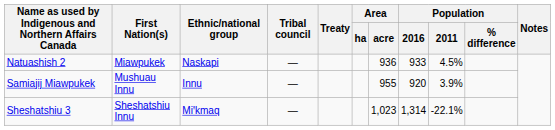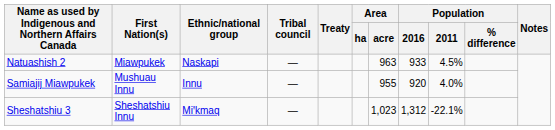(388, 62) 936 -> (388, 62) 963
(451, 84) 3.9% -> (451, 84) 4.0%
(414, 111) 1,314 -> (414, 111) 1,312
